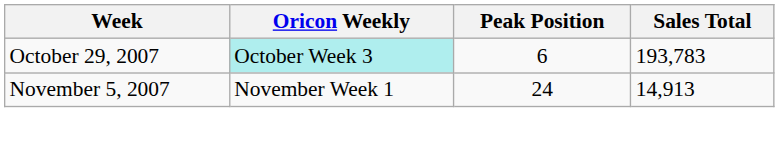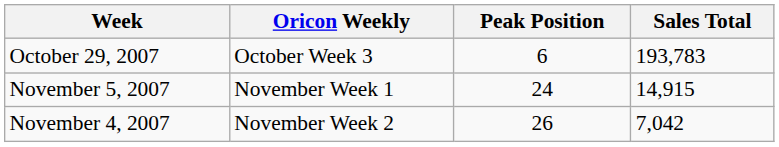(303, 55) paleturquoise background -> (303, 55) no background
(665, 89) 14,913 -> (665, 89) 14,915
+ row: (90, 123)
